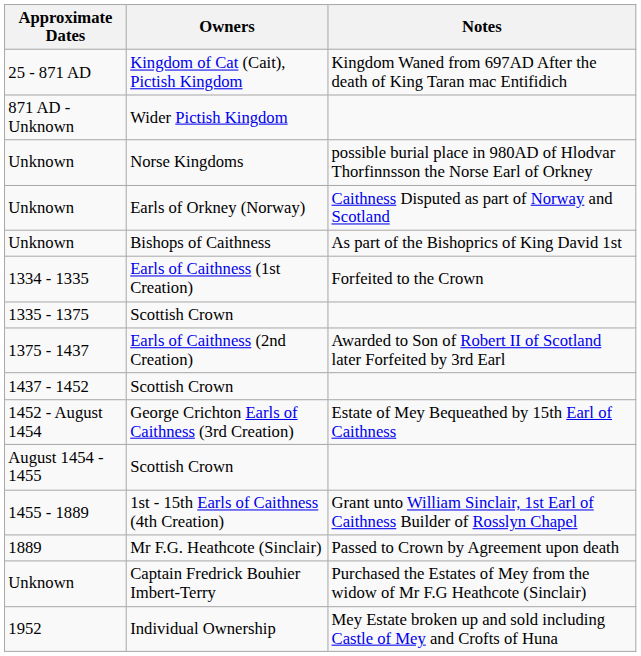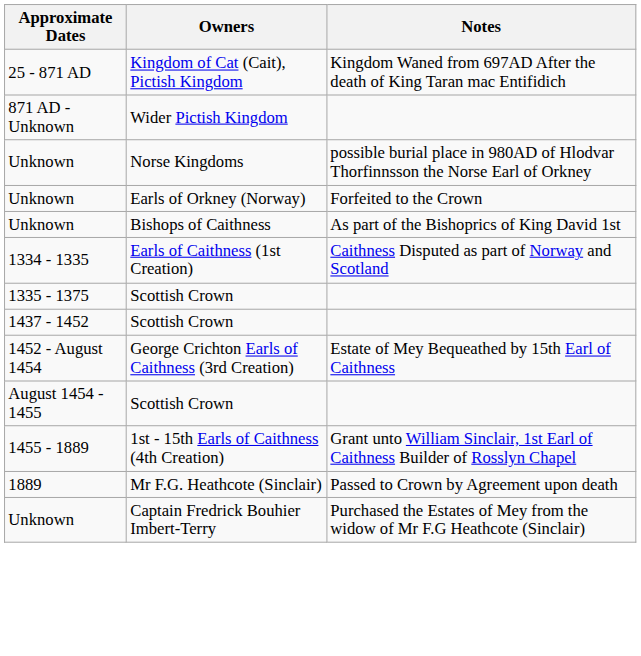(472, 207) Caithness Disputed as part of Norway and Scotland -> (406, 198) Forfeited to the Crown
(408, 278) Forfeited to the Crown -> (471, 260) Caithness Disputed as part of Norway and Scotland
- row: (49, 350)
- row: (25, 628)
